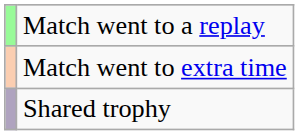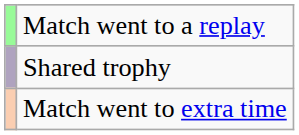rows swapped: (155, 66) <-> (97, 108)
